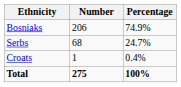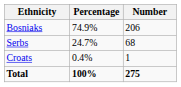columns swapped: (96, 12) <-> (150, 12)
